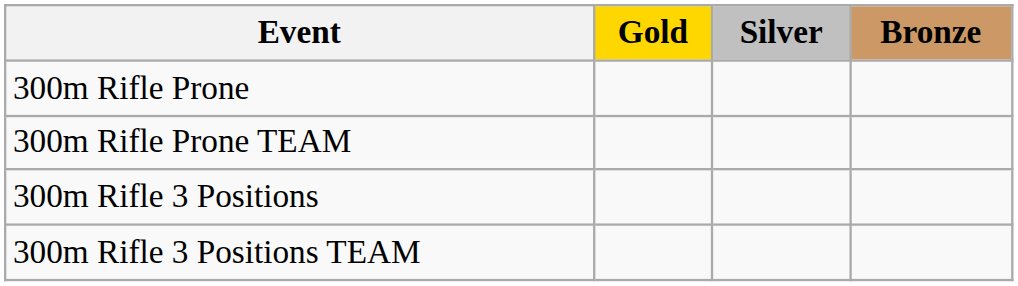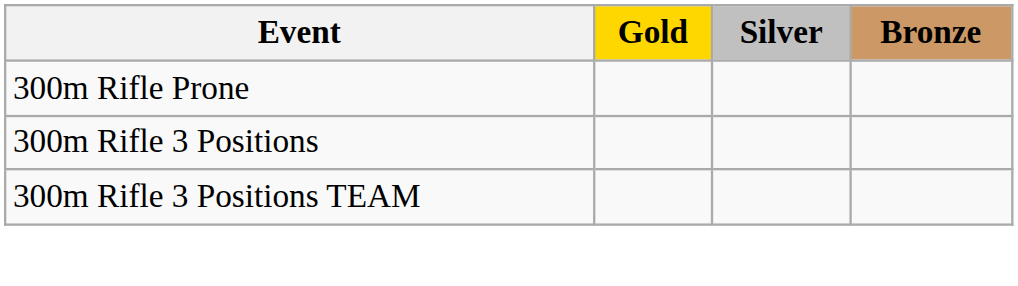- row: (182, 142)
